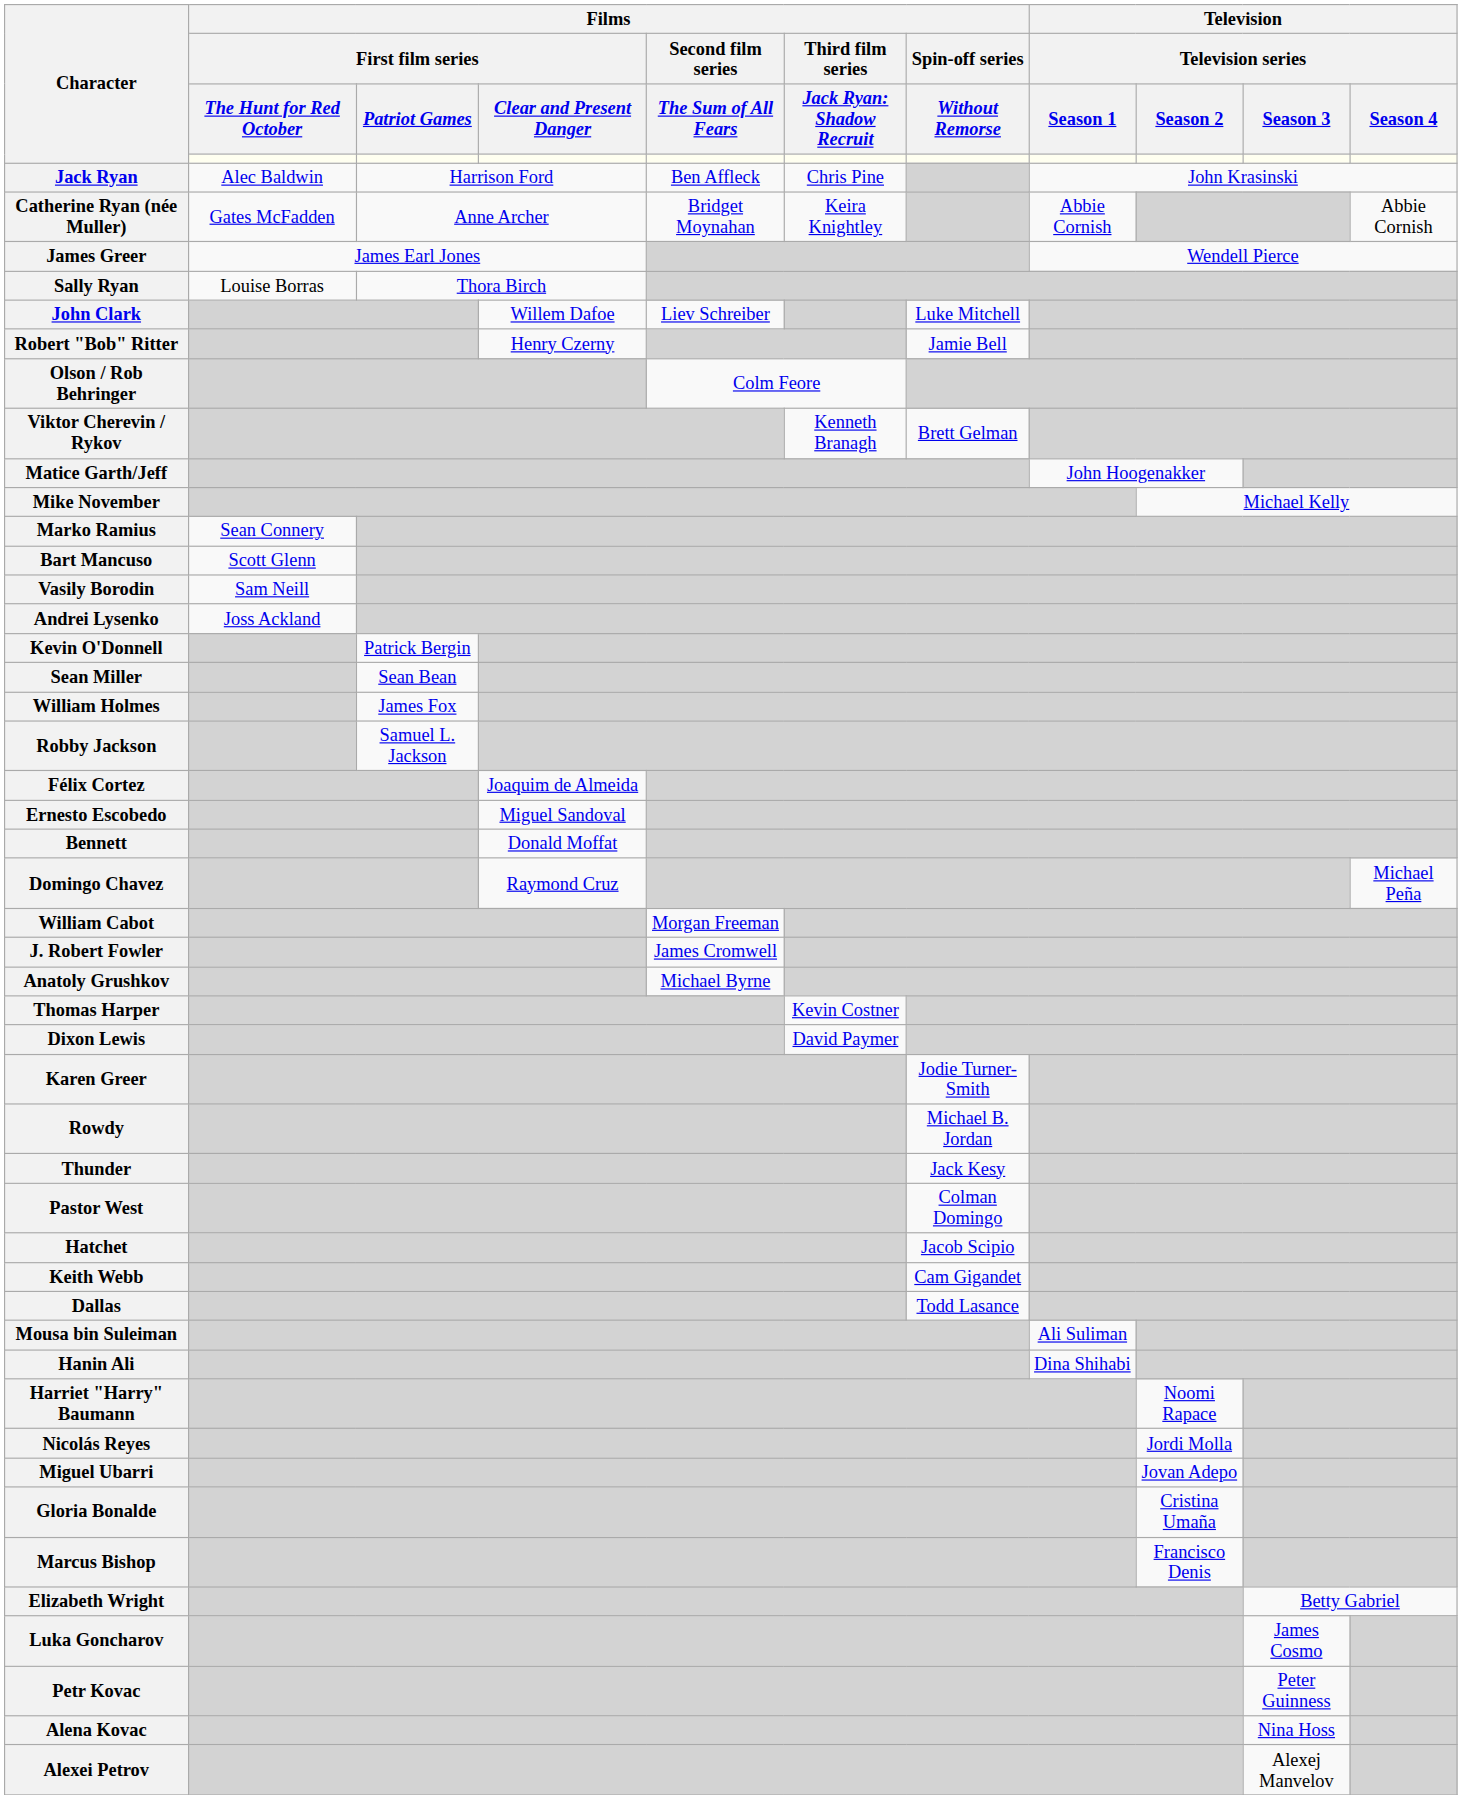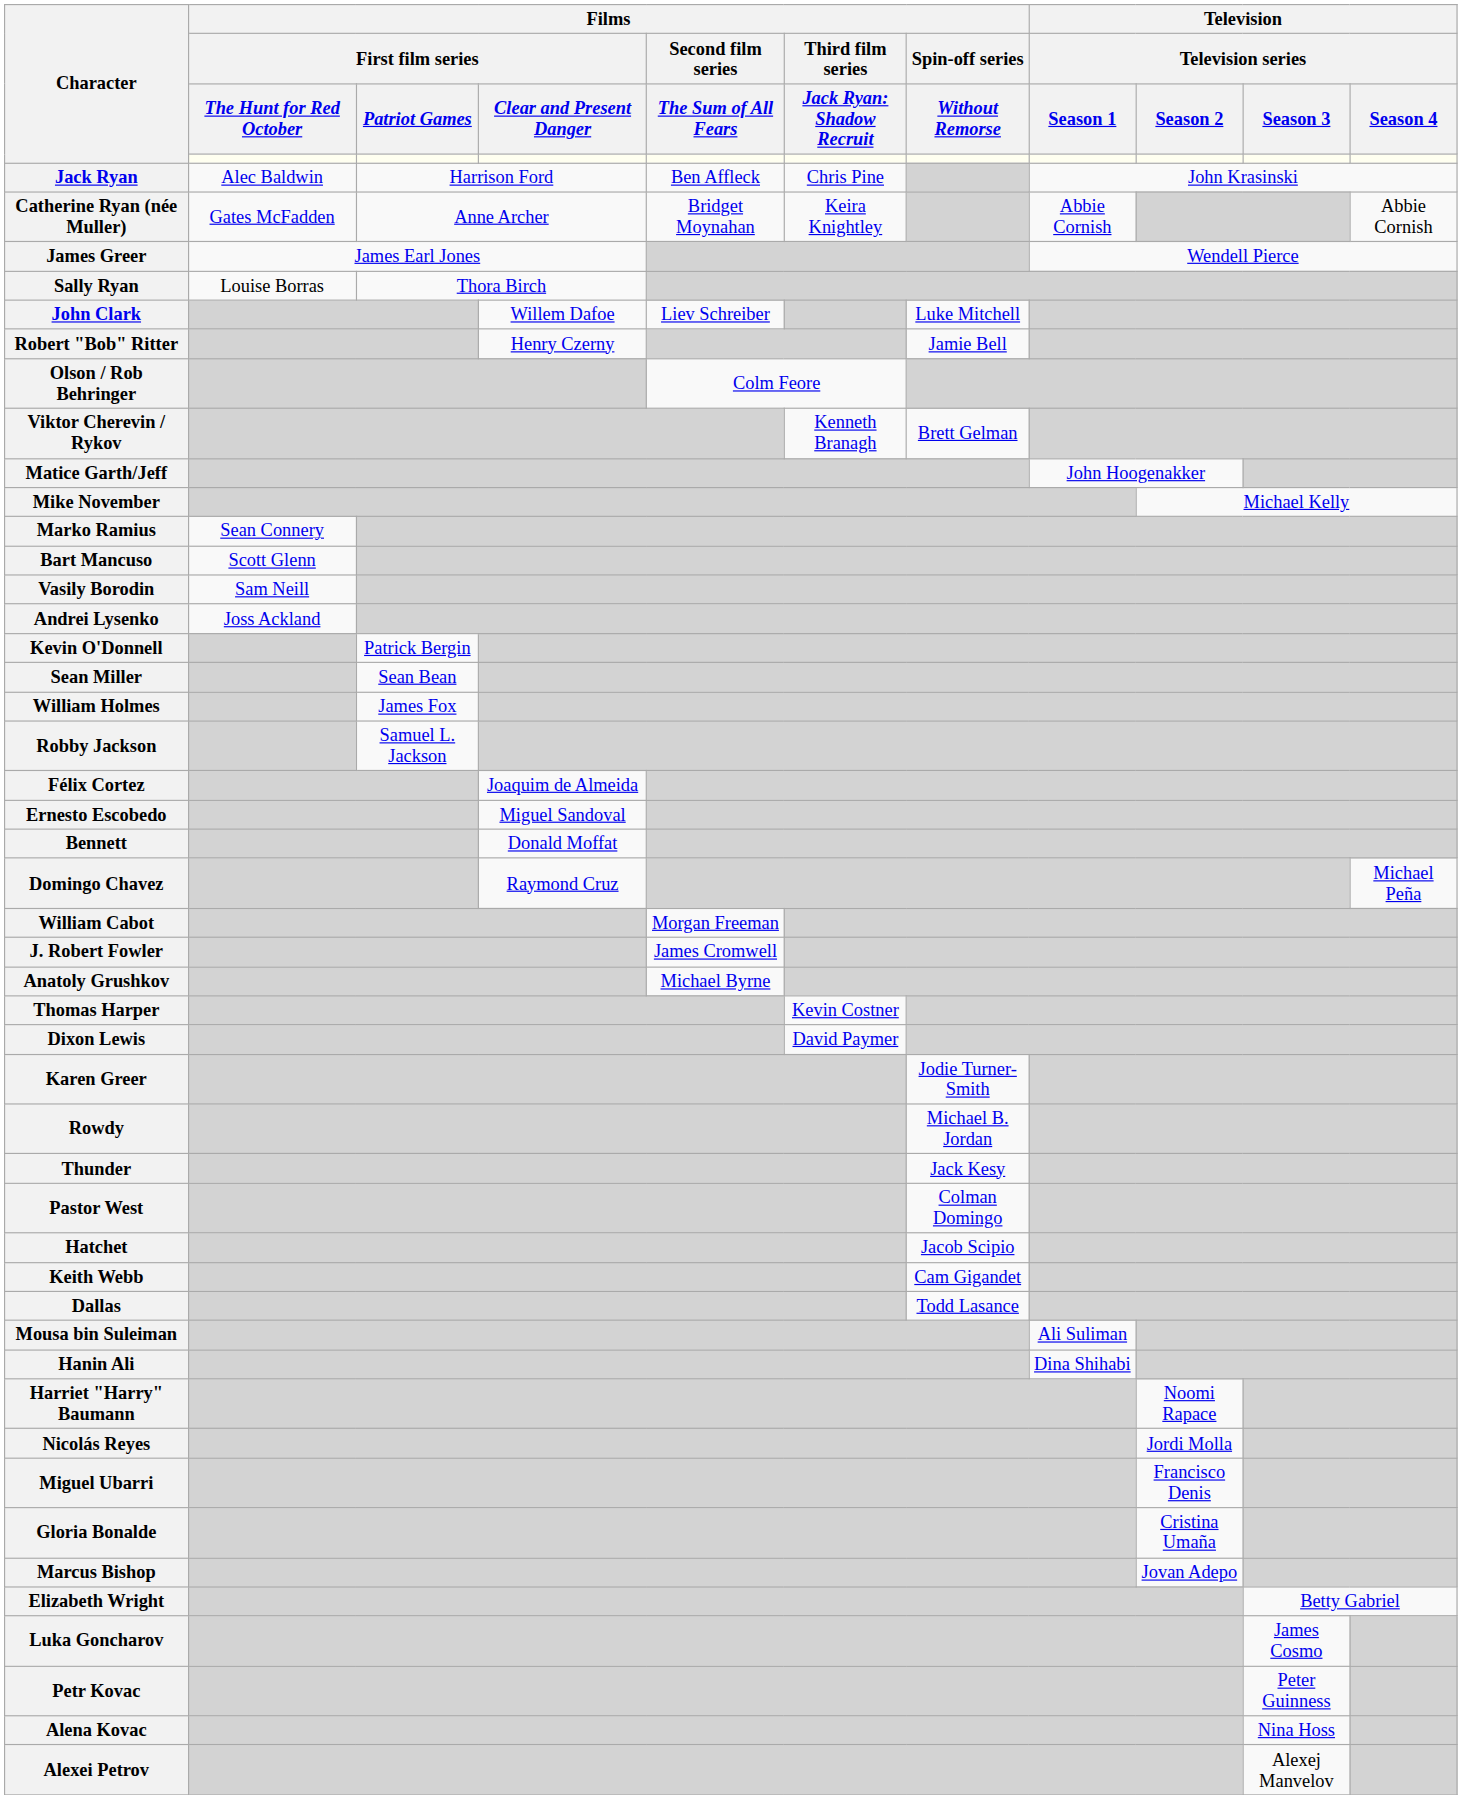(1189, 1472) Jovan Adepo -> (1189, 1482) Francisco Denis
(1189, 1561) Francisco Denis -> (1189, 1572) Jovan Adepo
